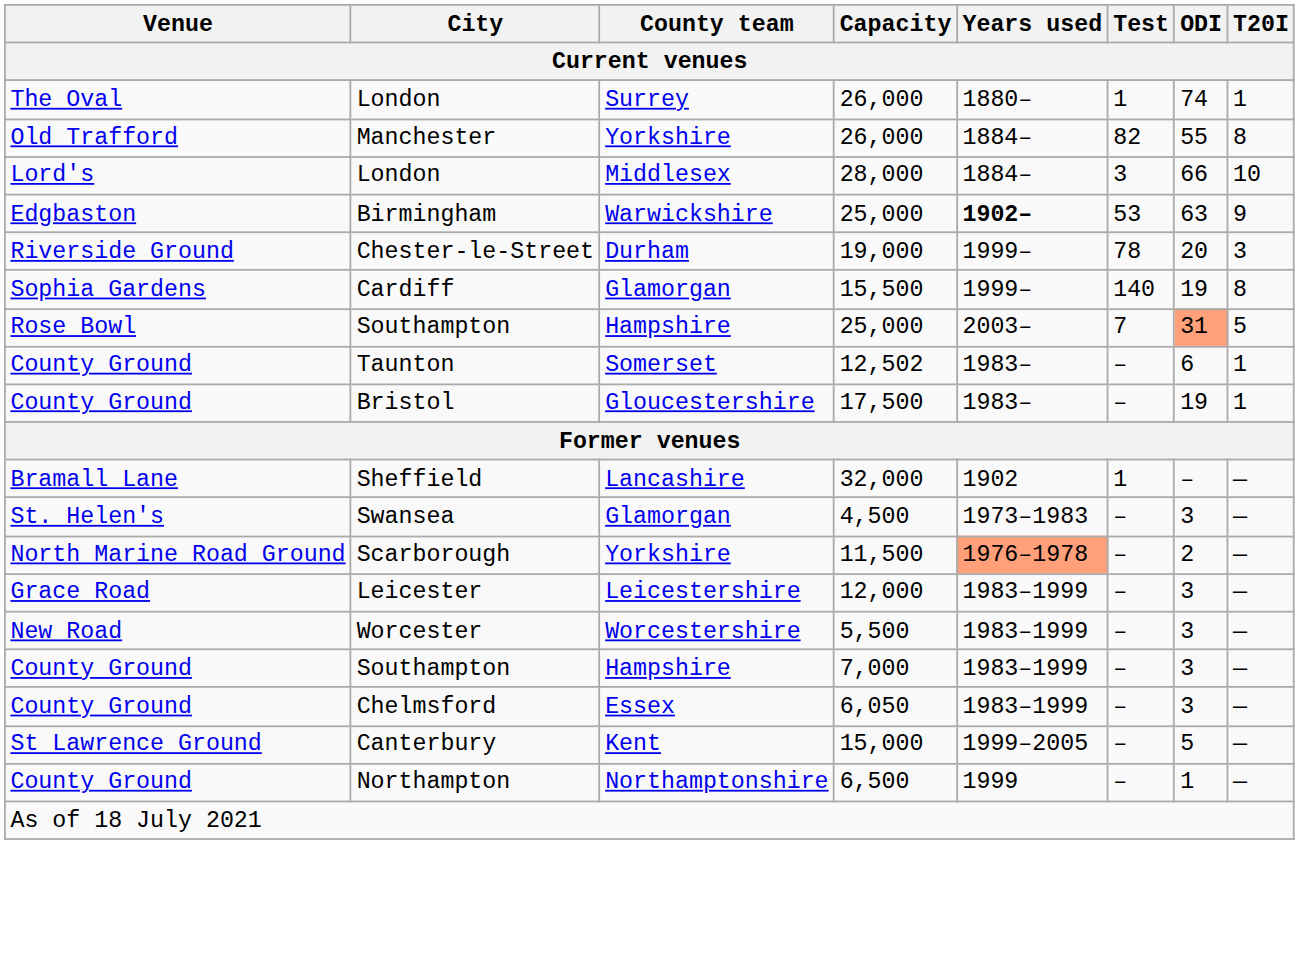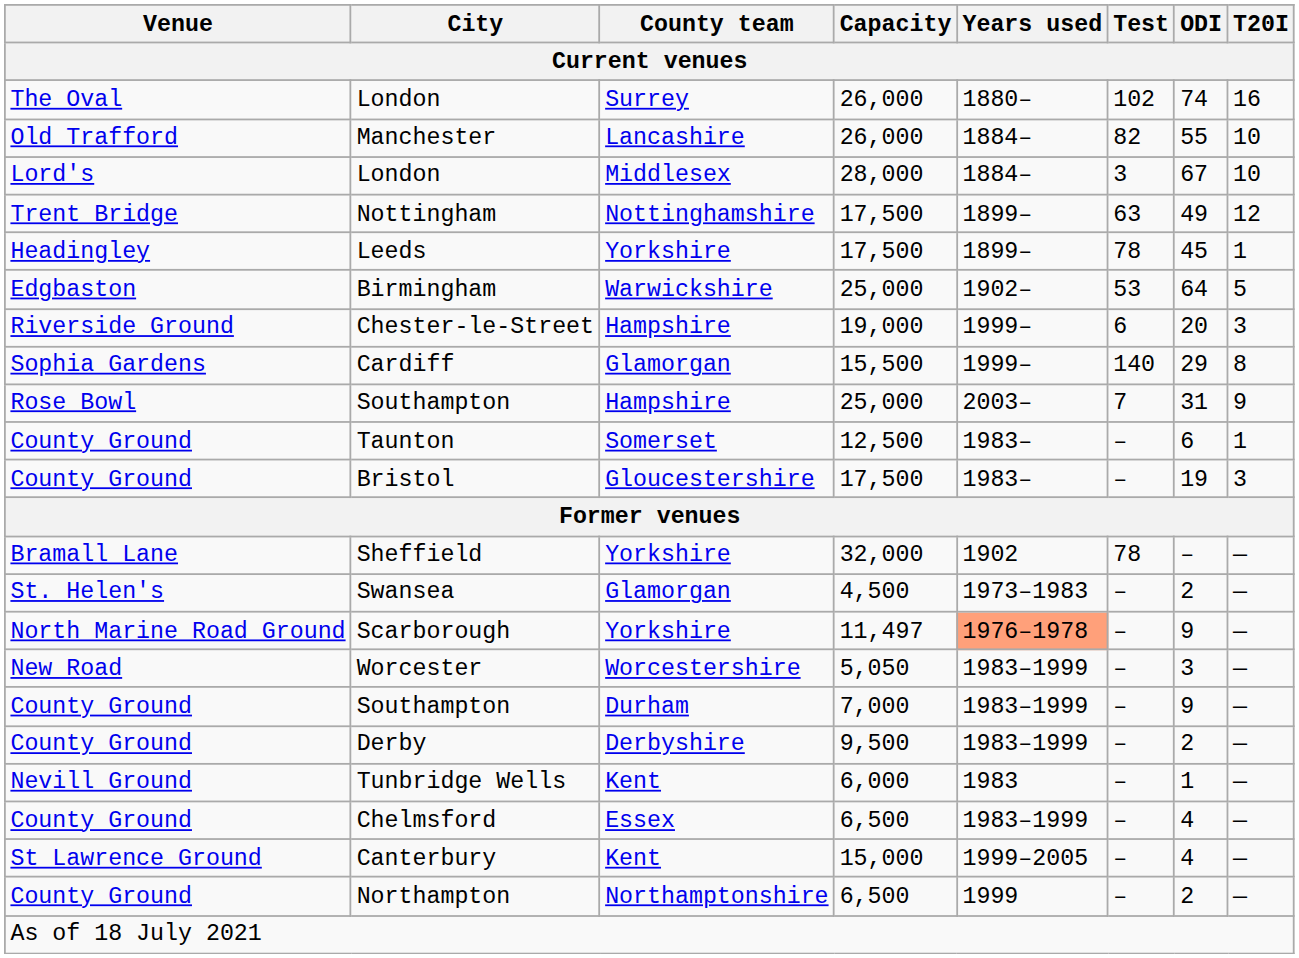(1120, 100) 1 -> (1134, 100) 102
(1240, 100) 1 -> (1247, 100) 16
(668, 138) Yorkshire -> (675, 138) Lancashire
(1240, 138) 8 -> (1247, 138) 10
(1194, 176) 66 -> (1194, 176) 67
+ row: (94, 213)
+ row: (80, 251)
(997, 213) bold -> (997, 289) normal
(1194, 213) 63 -> (1194, 289) 64
(1240, 213) 9 -> (1240, 289) 5
(647, 251) Durham -> (668, 327) Hampshire
(1127, 251) 78 -> (1120, 327) 6
(1194, 289) 19 -> (1194, 365) 29
(1194, 327) lightsalmon background -> (1194, 403) no background
(1240, 327) 5 -> (1240, 403) 9
(882, 365) 12,502 -> (882, 441) 12,500
(1240, 403) 1 -> (1240, 479) 3
(675, 479) Lancashire -> (668, 555) Yorkshire
(1120, 479) 1 -> (1127, 555) 78
(1187, 517) 3 -> (1187, 593) 2
(882, 555) 11,500 -> (882, 631) 11,497
(1187, 555) 2 -> (1187, 631) 9
- row: (80, 593)
(875, 631) 5,500 -> (875, 669) 5,050
(668, 669) Hampshire -> (647, 707) Durham
(1187, 669) 3 -> (1187, 707) 9
+ row: (101, 744)
+ row: (101, 782)
(875, 707) 6,050 -> (875, 820) 6,500
(1187, 707) 3 -> (1187, 820) 4
(1187, 744) 5 -> (1187, 858) 4
(1187, 782) 1 -> (1187, 896) 2
